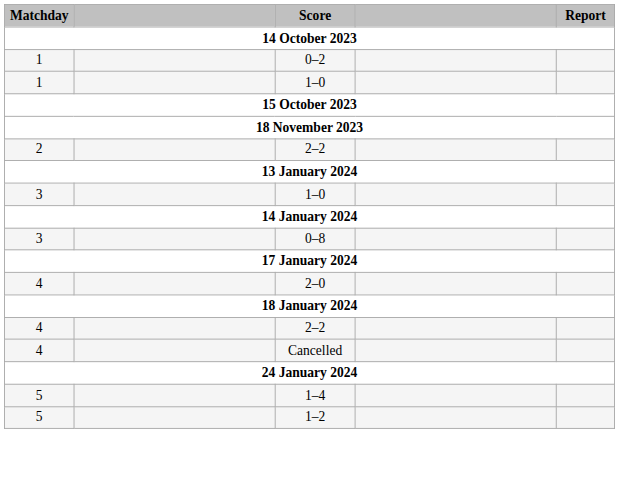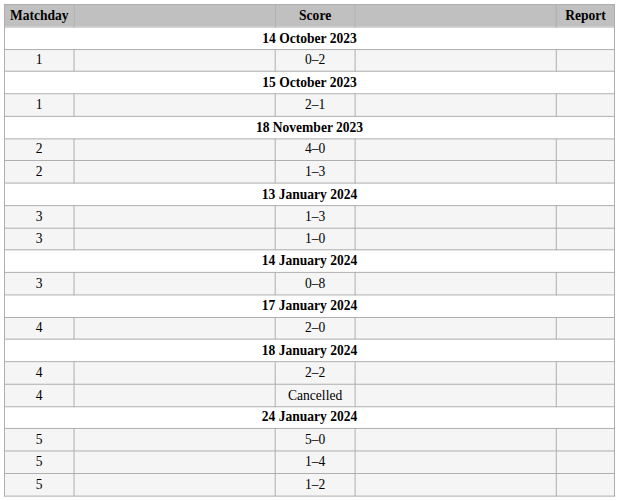- row: (39, 83)
+ row: (39, 105)
+ row: (39, 150)
+ row: (39, 172)
- row: (39, 150)
+ row: (39, 216)
+ row: (39, 440)
